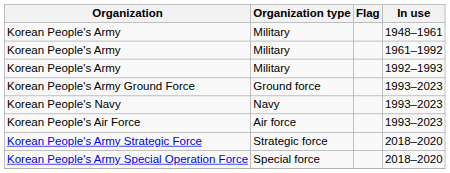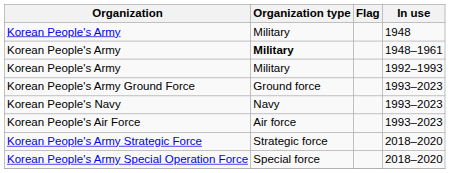+ row: (64, 31)
(272, 31) normal -> (274, 50) bold
- row: (64, 50)
